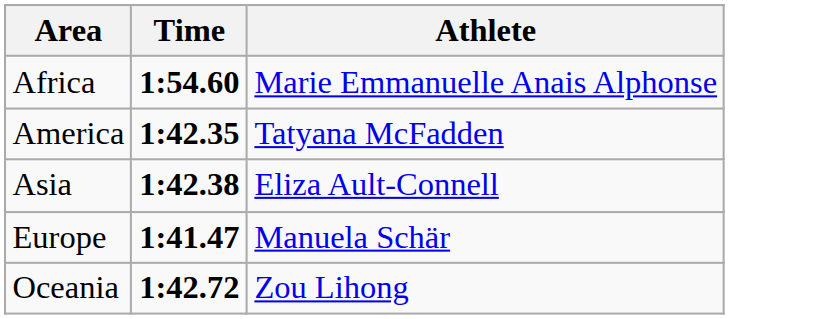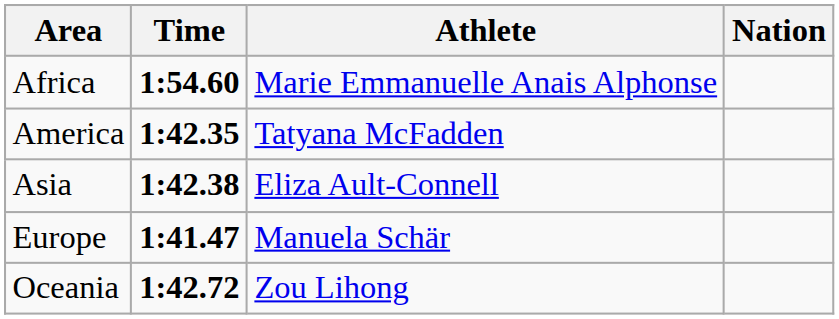+ column: (779, 30)
